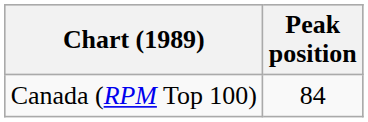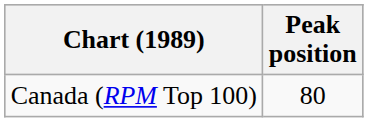(313, 95) 84 -> (313, 95) 80
